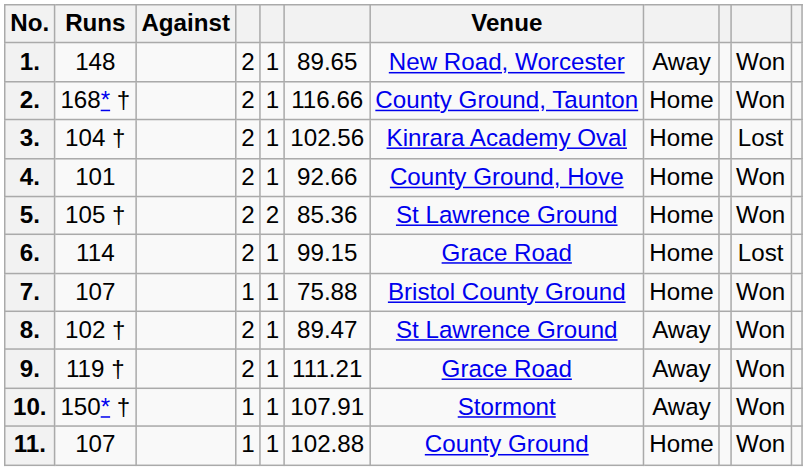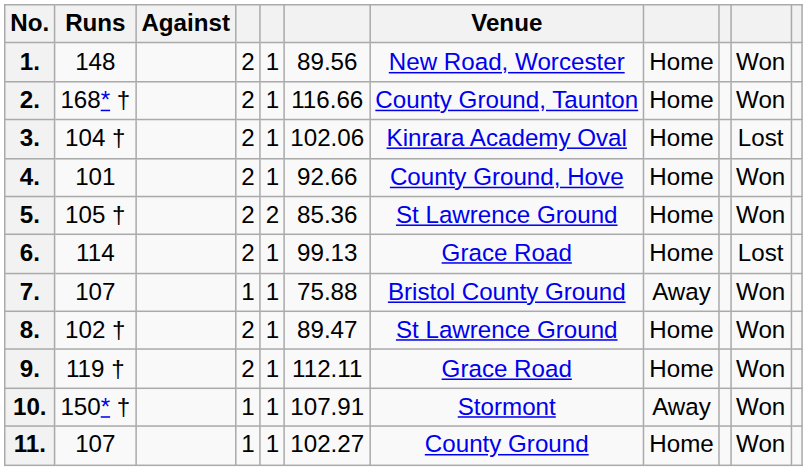(327, 61) 89.65 -> (327, 61) 89.56
(682, 61) Away -> (682, 61) Home
(327, 138) 102.56 -> (327, 138) 102.06
(327, 253) 99.15 -> (327, 253) 99.13
(682, 291) Home -> (682, 291) Away
(682, 330) Away -> (682, 330) Home
(327, 368) 111.21 -> (327, 368) 112.11
(682, 368) Away -> (682, 368) Home
(327, 445) 102.88 -> (327, 445) 102.27
